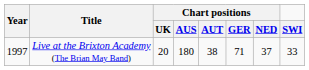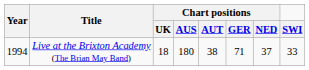(17, 51) 1997 -> (17, 51) 1994
(163, 51) 20 -> (163, 51) 18
